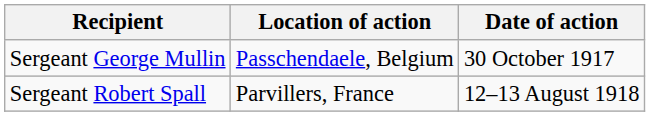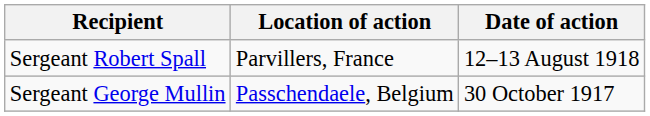rows swapped: (118, 57) <-> (108, 93)
